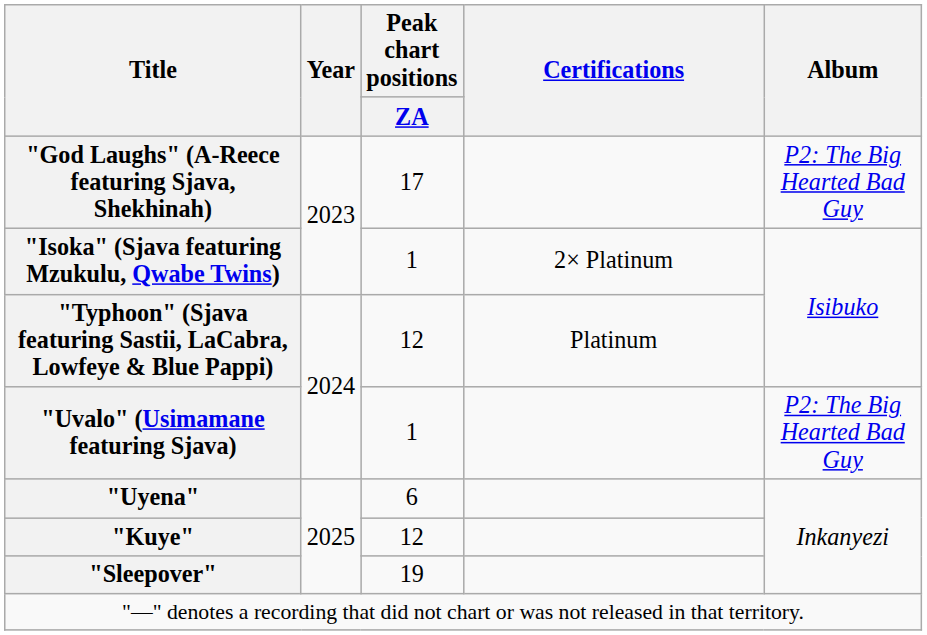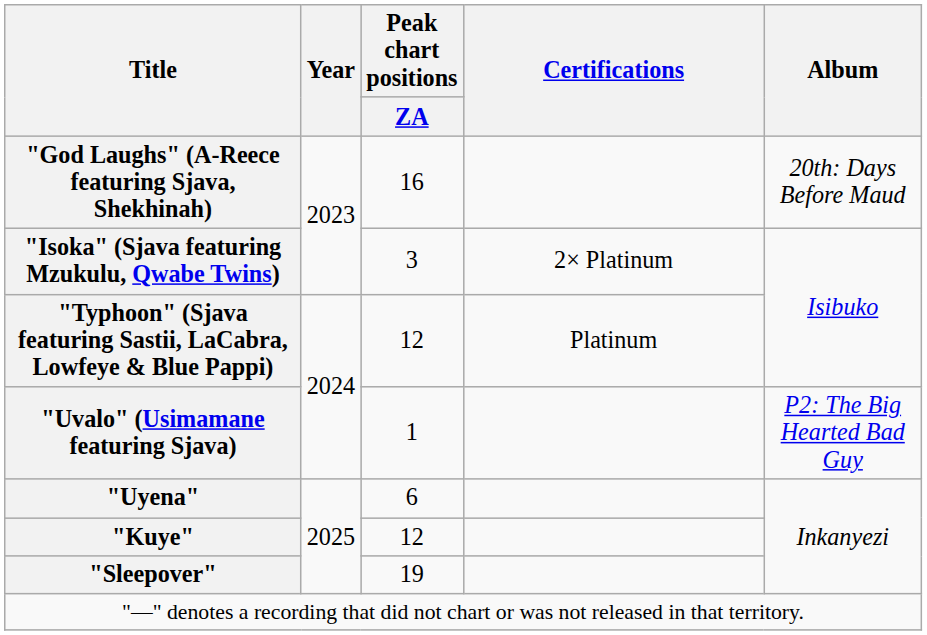(412, 181) 17 -> (412, 181) 16
(843, 181) P2: The Big Hearted Bad Guy -> (843, 181) 20th: Days Before Maud
(412, 260) 1 -> (412, 260) 3
